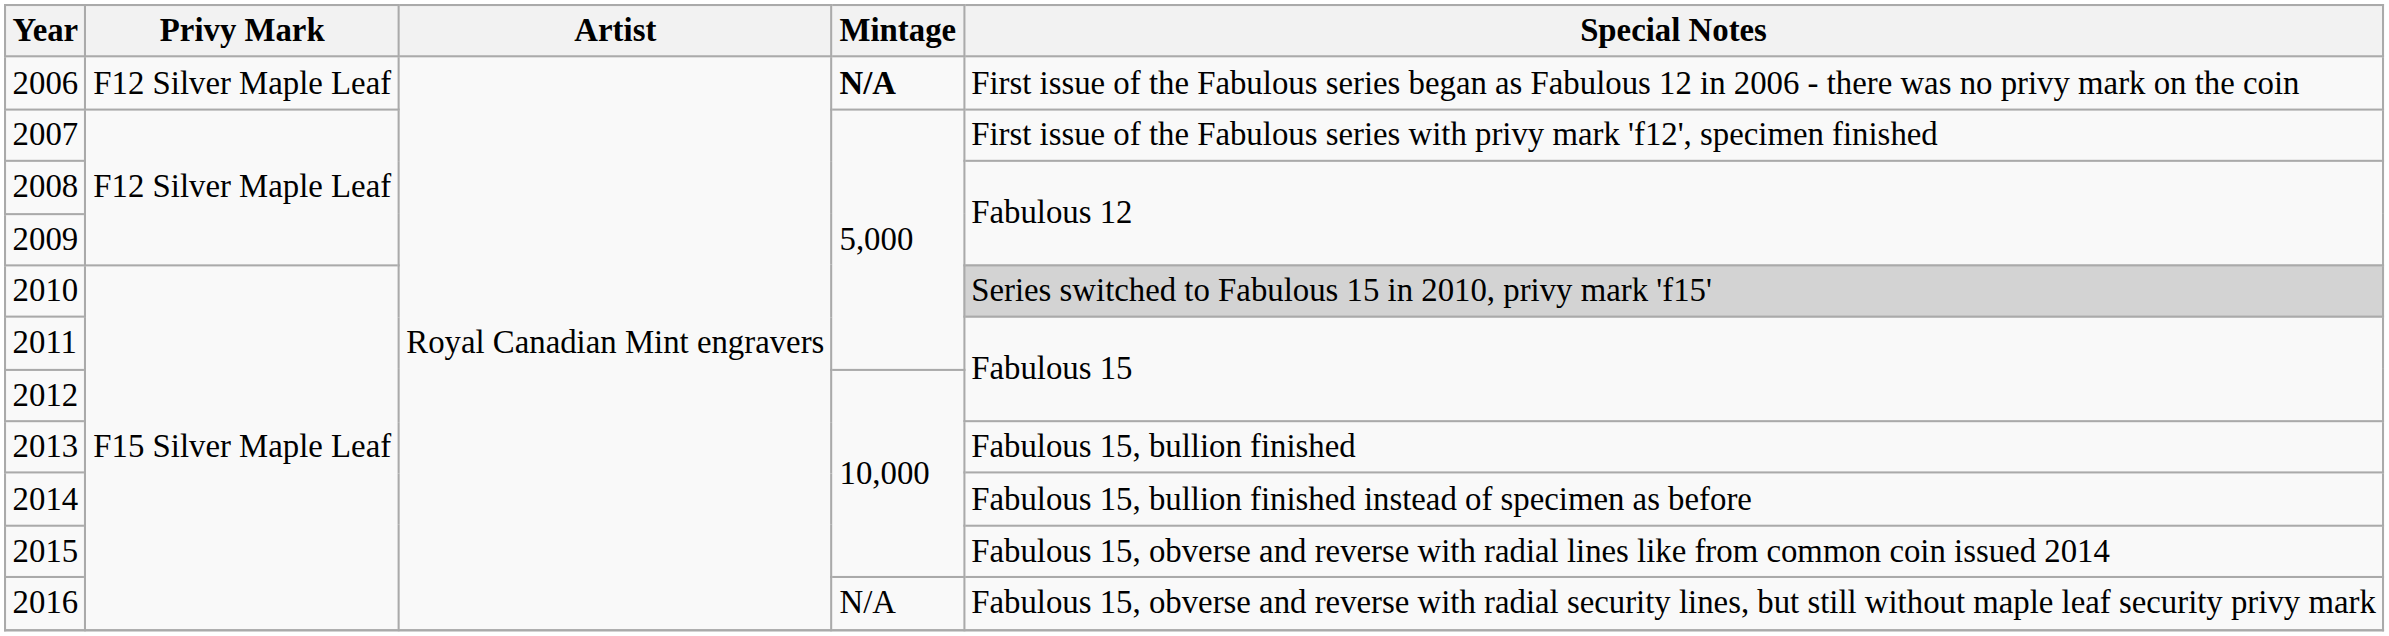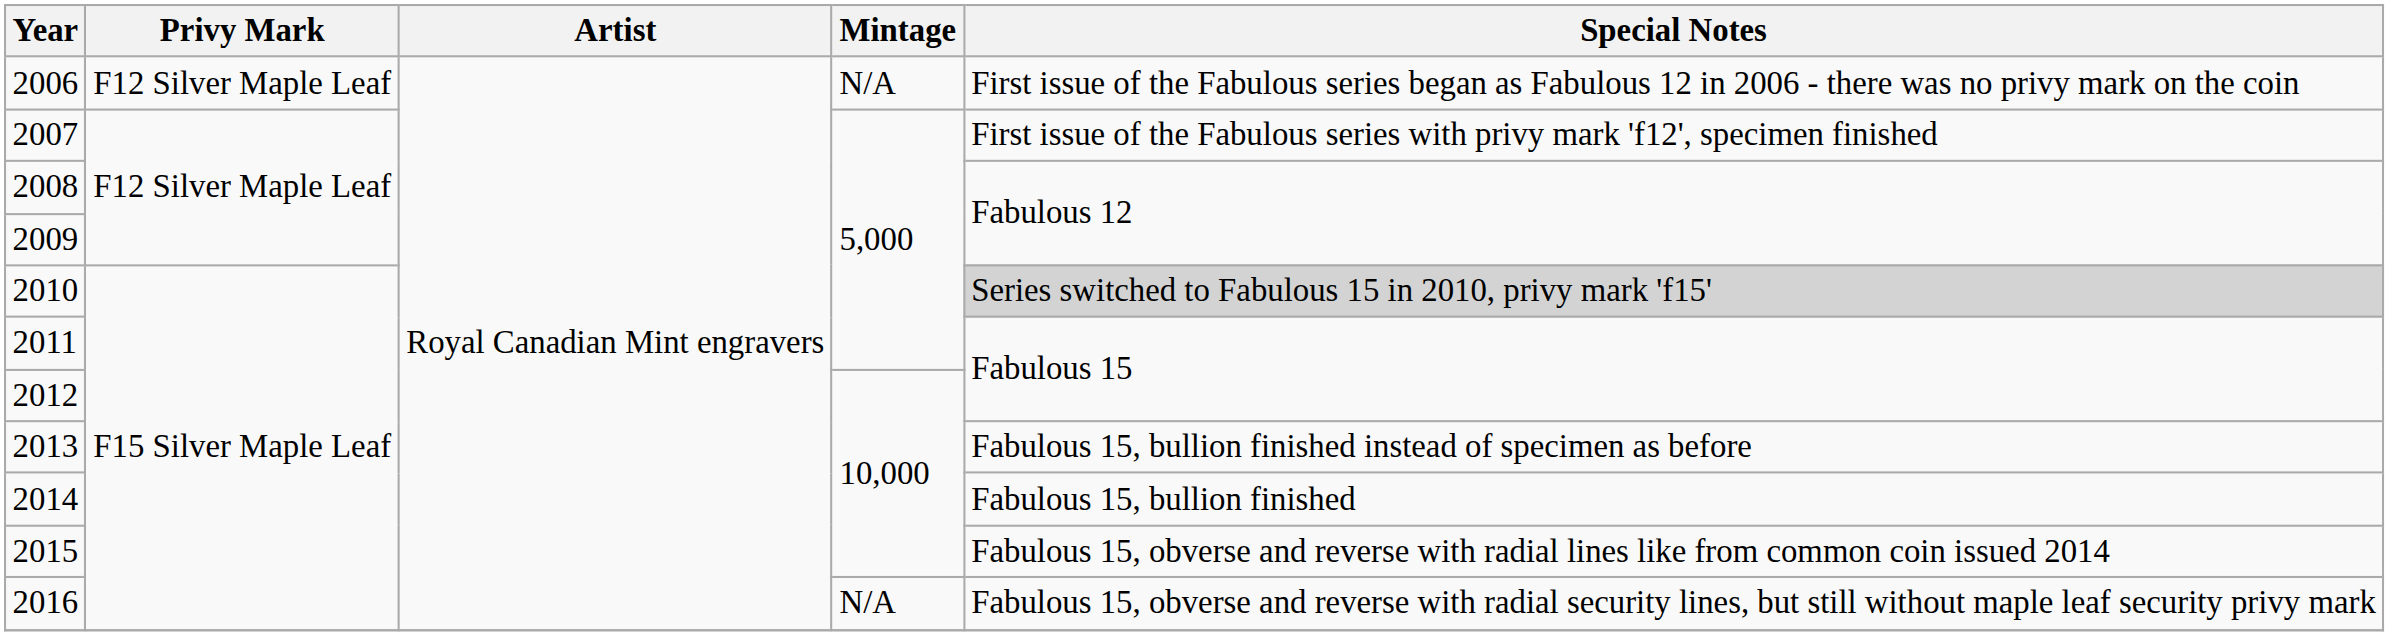(868, 82) bold -> (868, 82) normal
(1163, 446) Fabulous 15, bullion finished -> (1362, 446) Fabulous 15, bullion finished instead of specimen as before
(1362, 498) Fabulous 15, bullion finished instead of specimen as before -> (1163, 498) Fabulous 15, bullion finished
